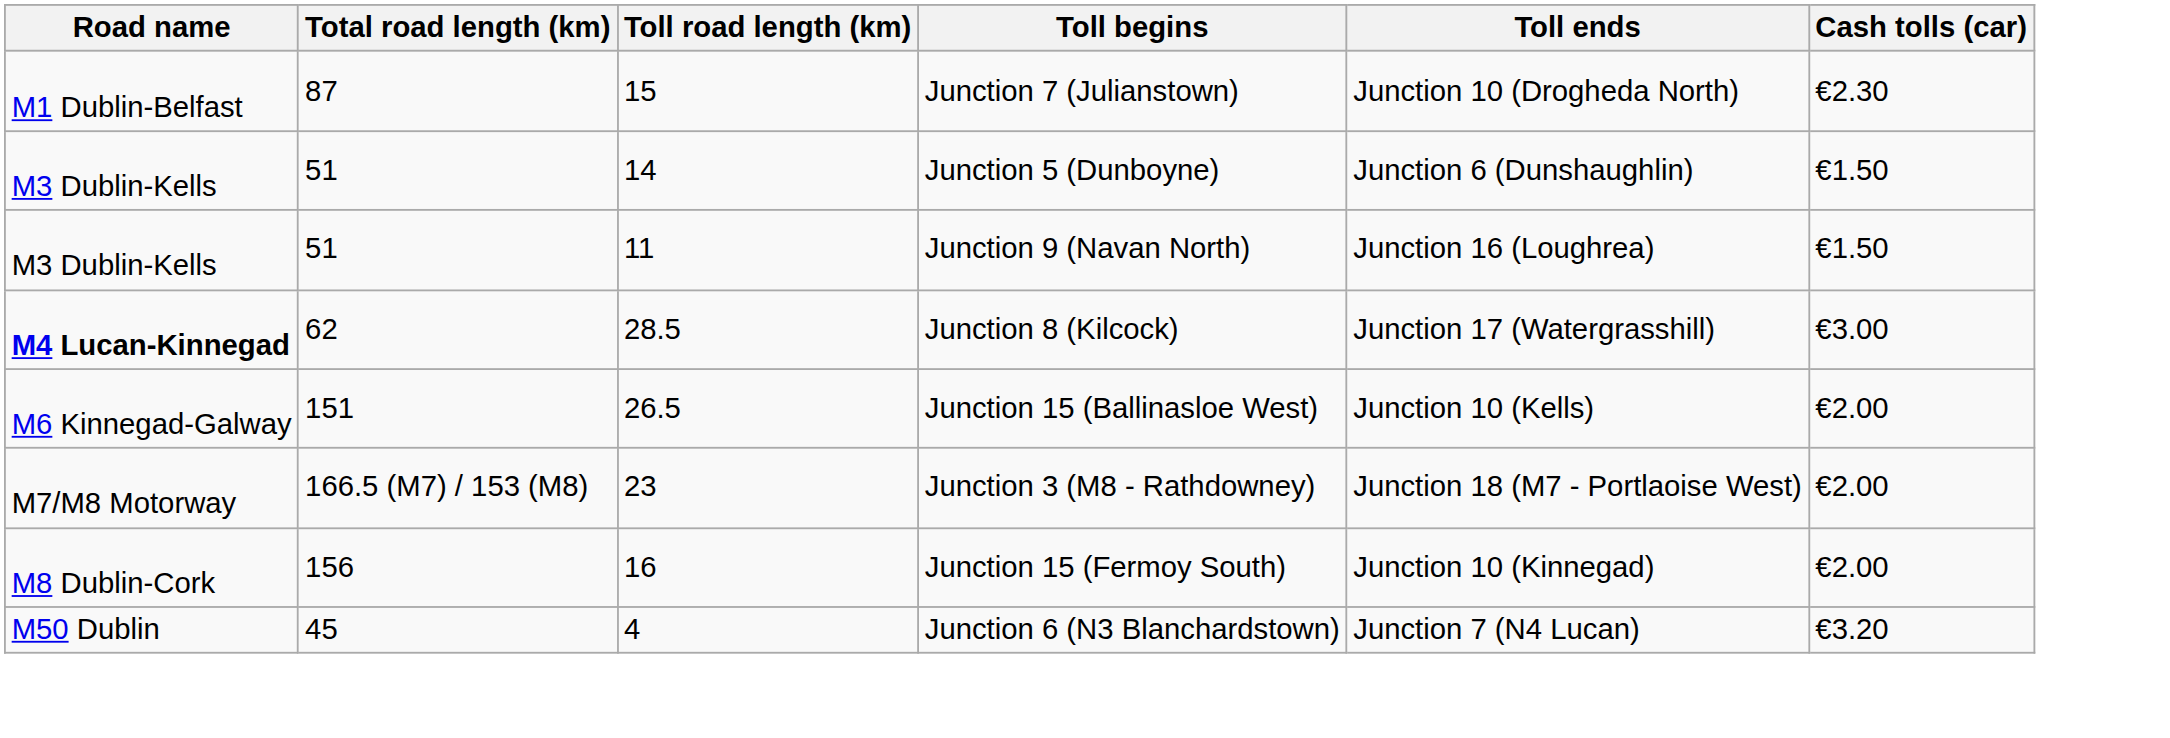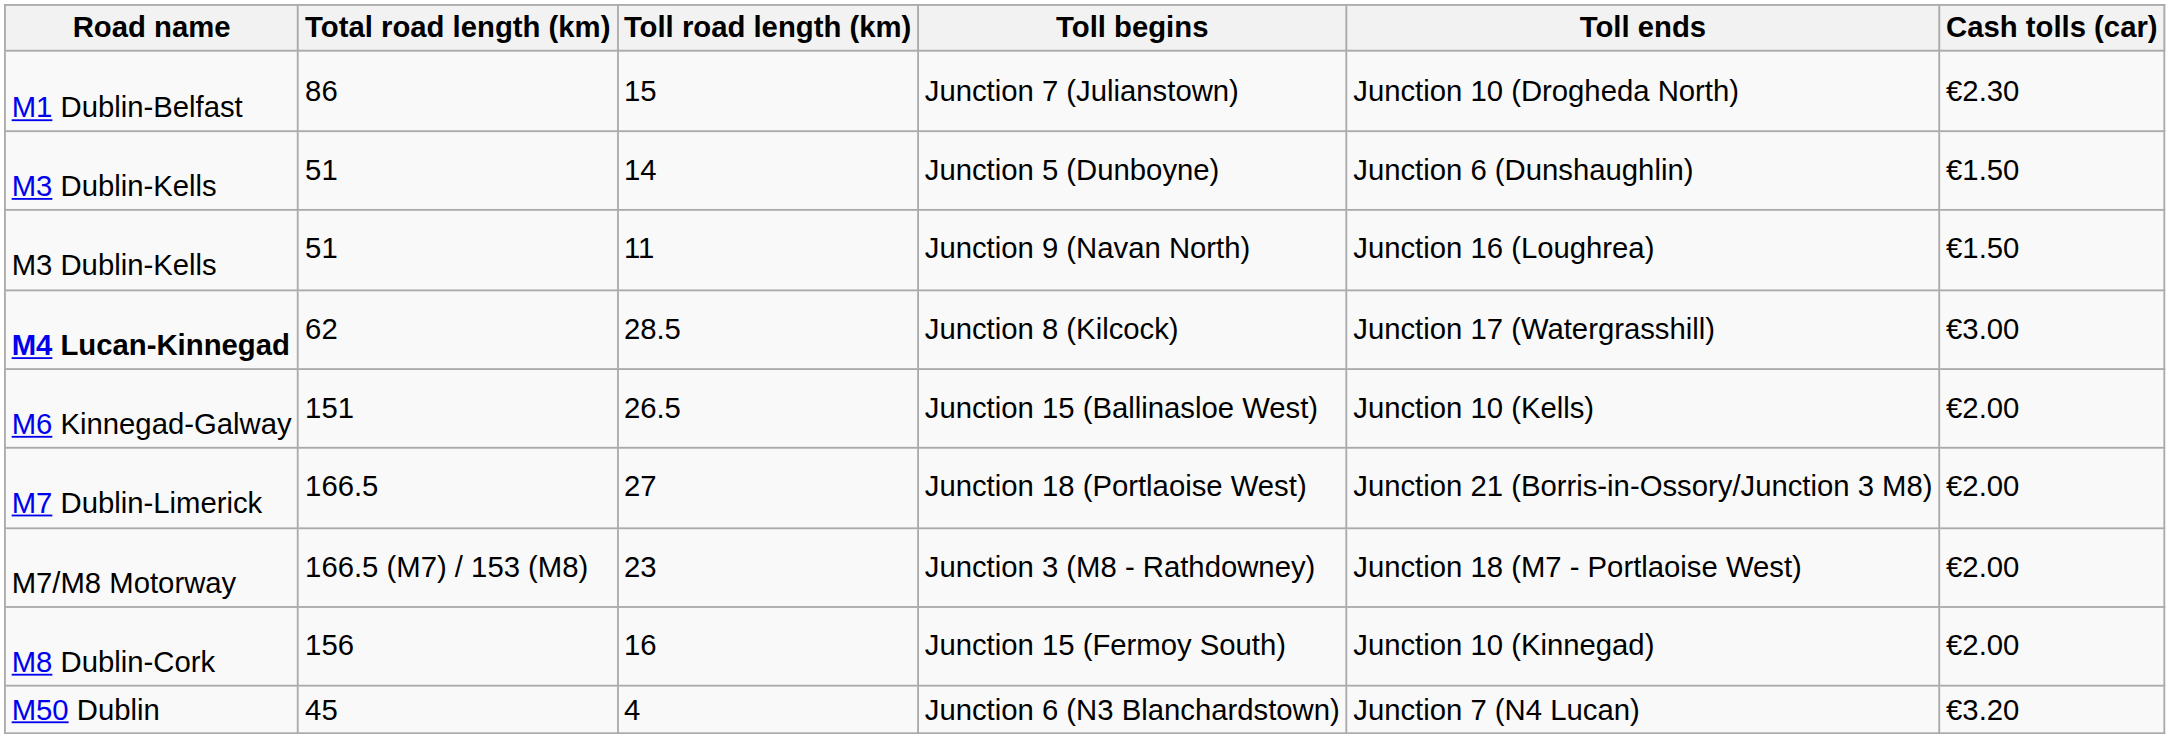(321, 90) 87 -> (321, 90) 86
+ row: (1116, 487)
